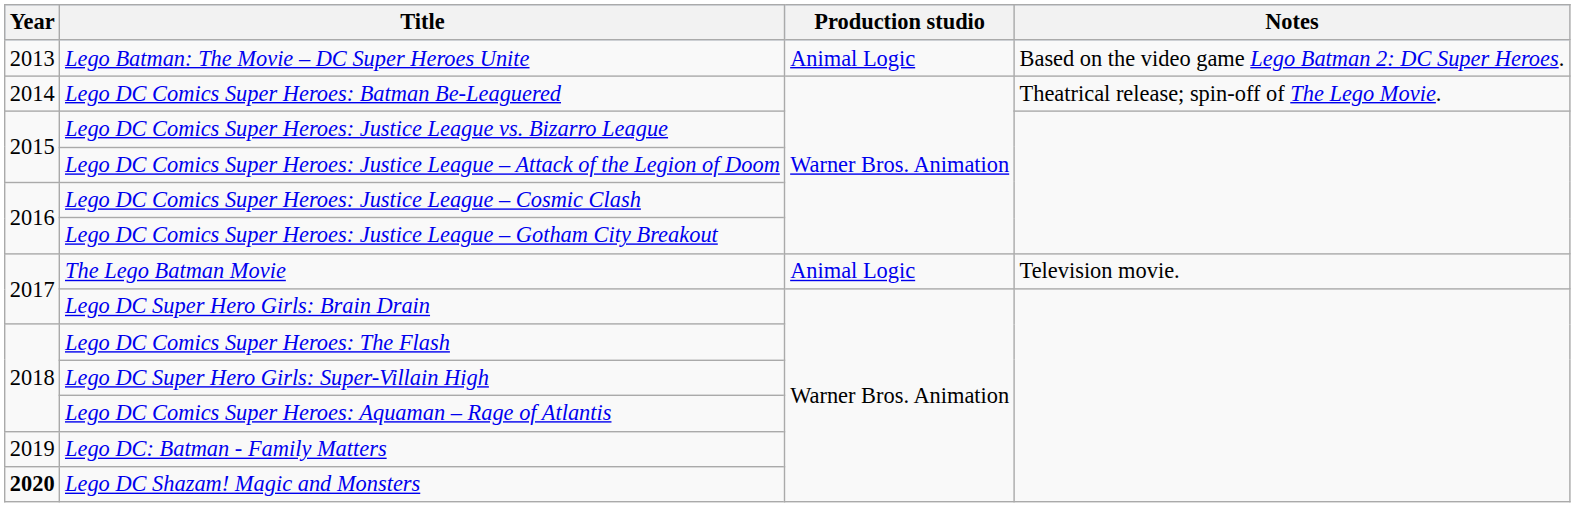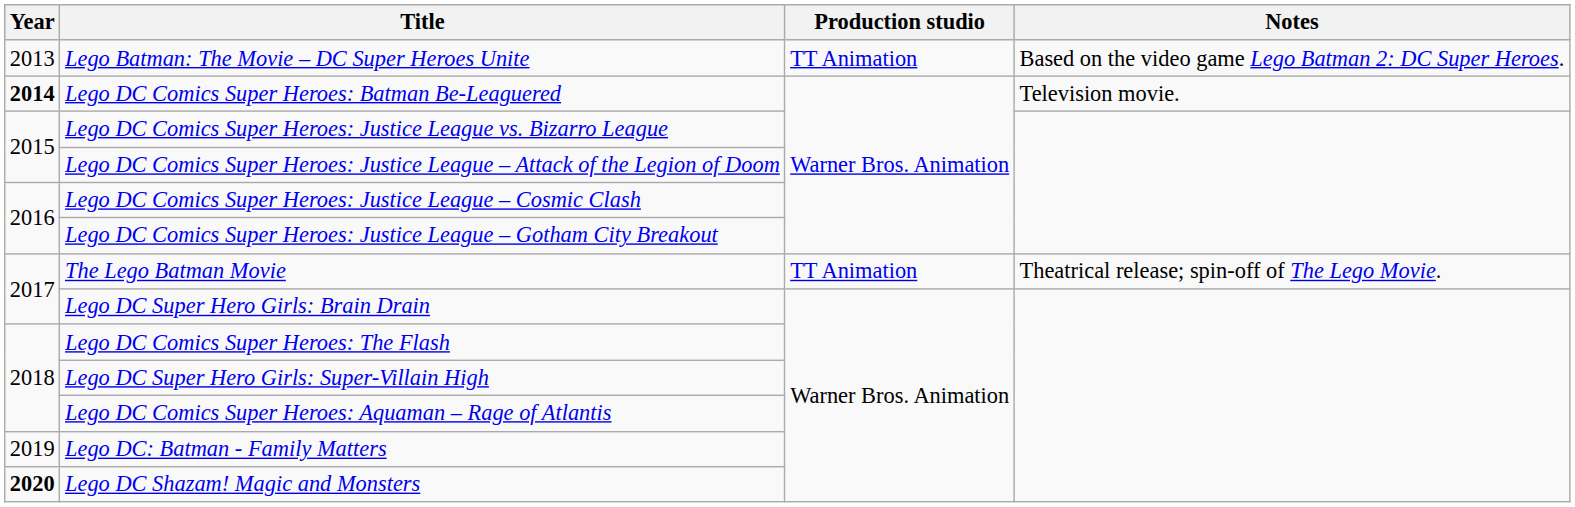(853, 57) Animal Logic -> (854, 57) TT Animation
(32, 93) normal -> (32, 93) bold
(1230, 93) Theatrical release; spin-off of The Lego Movie. -> (1100, 93) Television movie.
(853, 270) Animal Logic -> (854, 270) TT Animation
(1100, 270) Television movie. -> (1230, 270) Theatrical release; spin-off of The Lego Movie.
